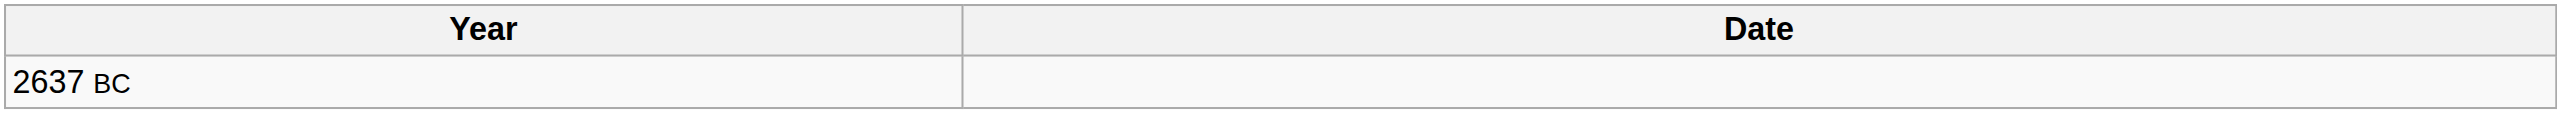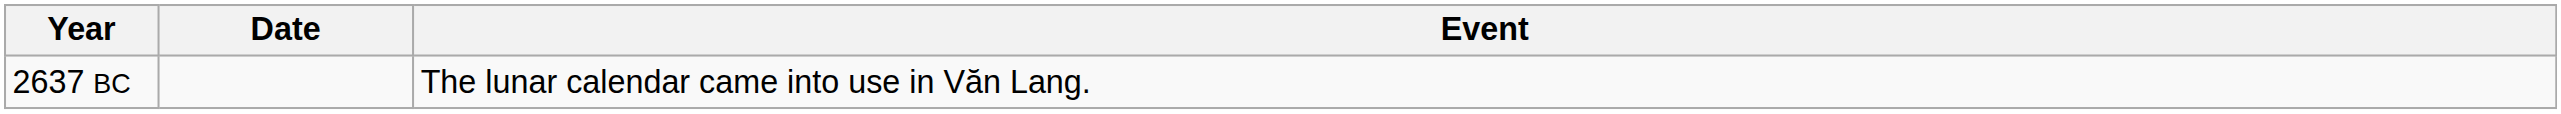+ column: (1485, 30)
